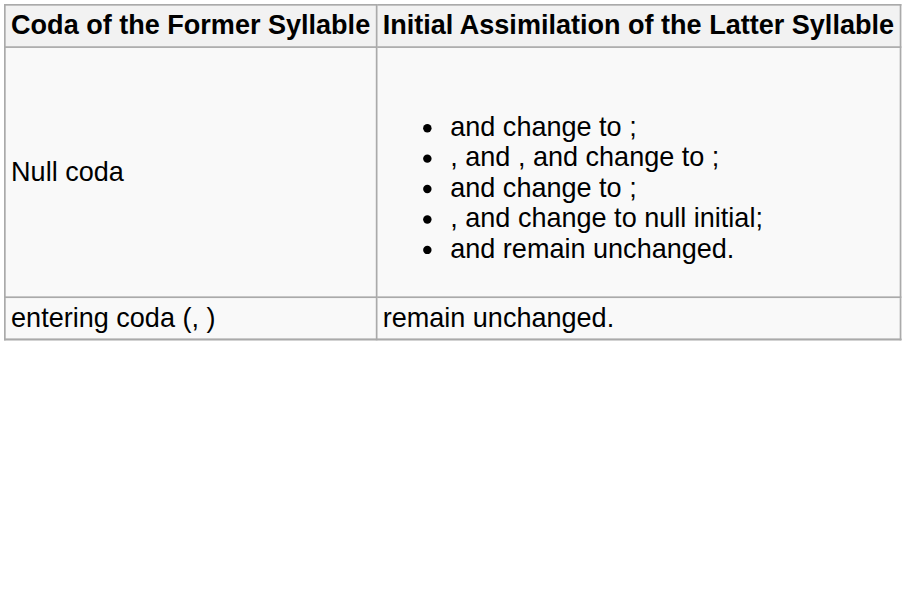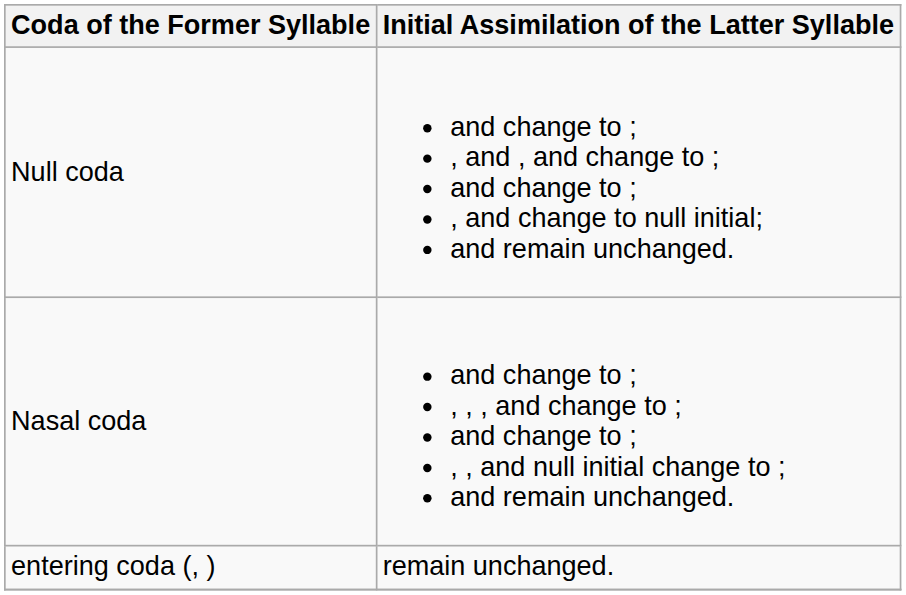+ row: (79, 420)
